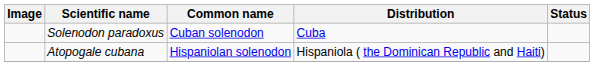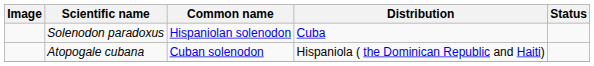(217, 33) Cuban solenodon -> (230, 33) Hispaniolan solenodon
(230, 52) Hispaniolan solenodon -> (217, 52) Cuban solenodon
